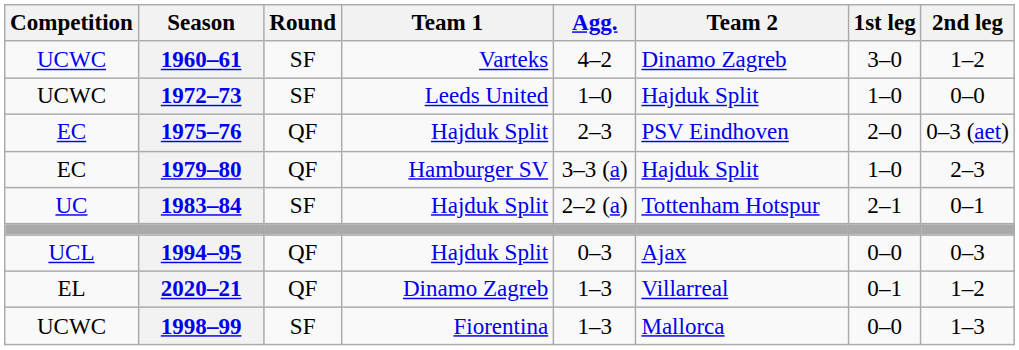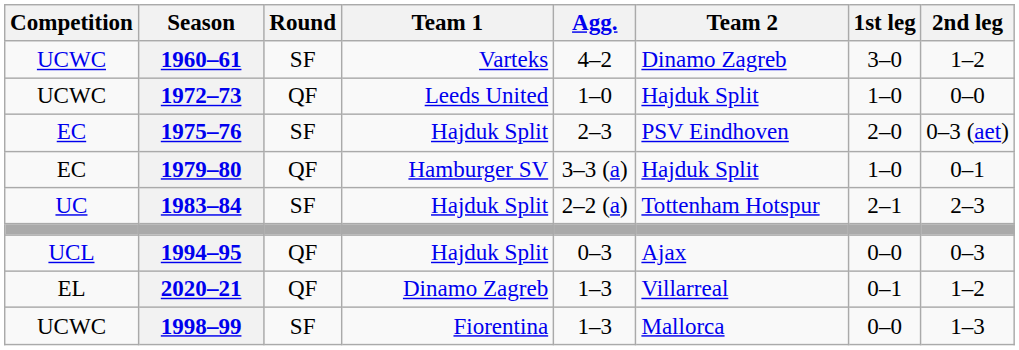(303, 95) SF -> (303, 95) QF
(303, 132) QF -> (303, 132) SF
(968, 168) 2–3 -> (968, 168) 0–1
(968, 205) 0–1 -> (968, 205) 2–3
